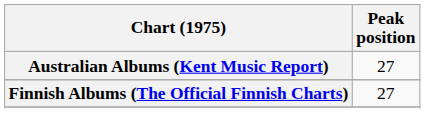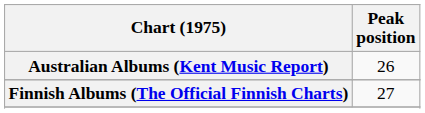(386, 65) 27 -> (386, 65) 26
